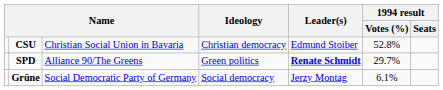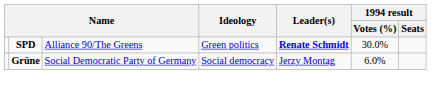- row: (26, 45)
(387, 61) 29.7% -> (375, 45) 30.0%
(387, 77) 6.1% -> (375, 61) 6.0%
